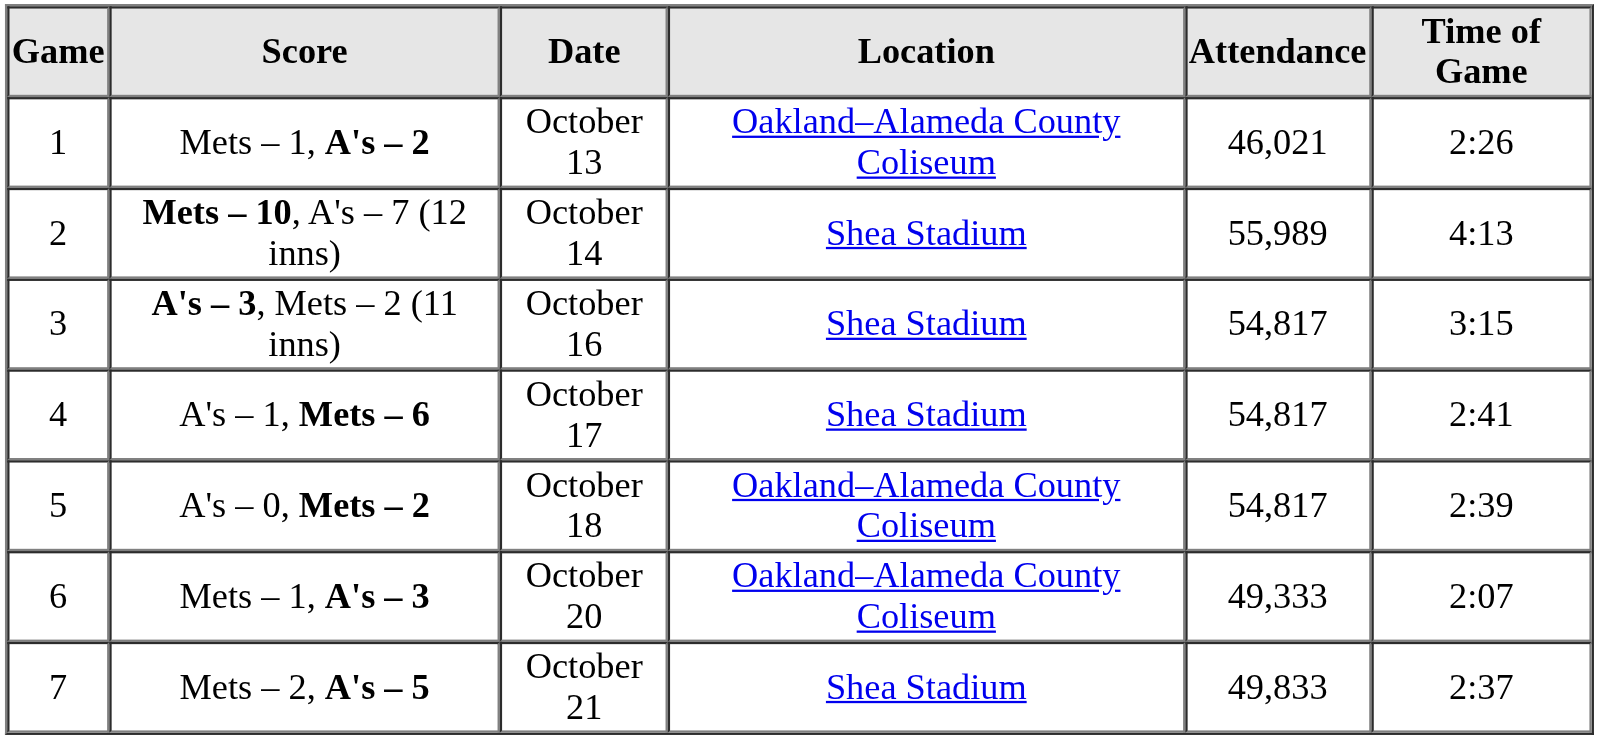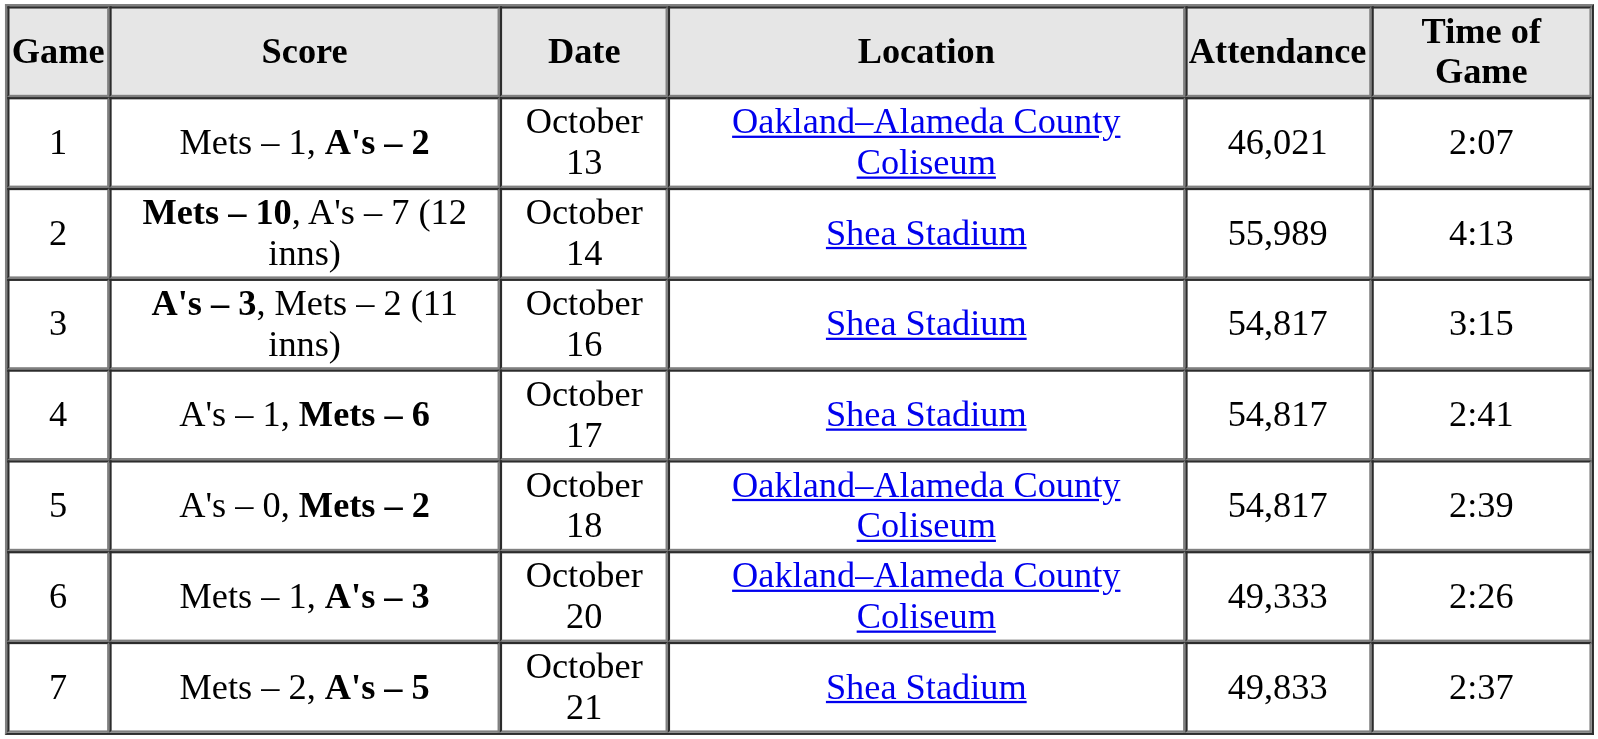(1481, 141) 2:26 -> (1481, 141) 2:07
(1481, 595) 2:07 -> (1481, 595) 2:26
